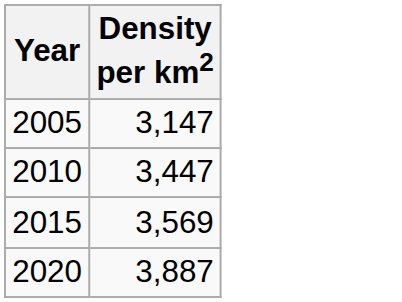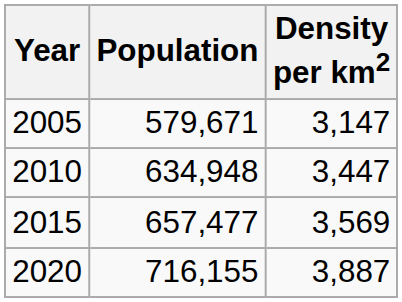+ column: (177, 51)
